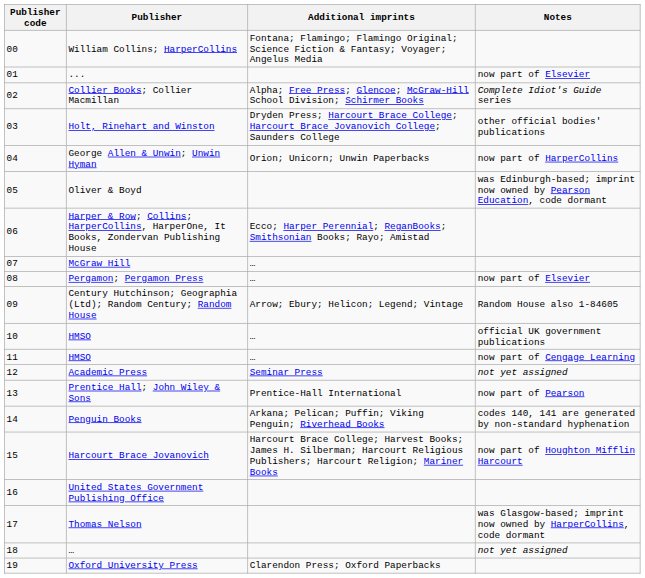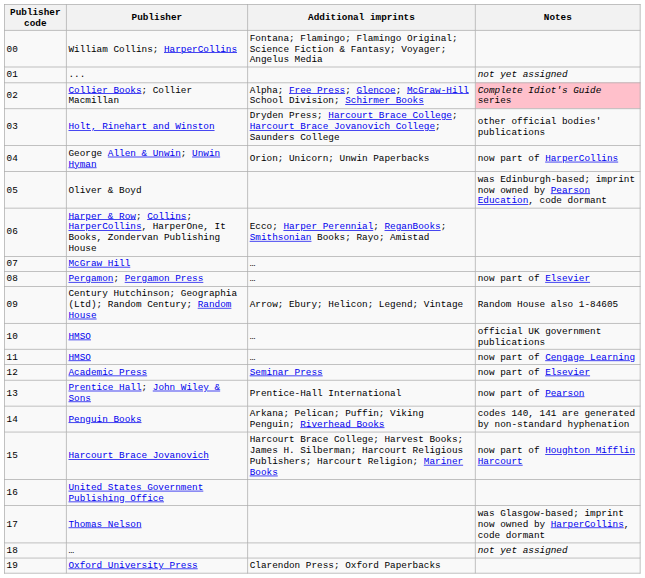(534, 75) now part of Elsevier -> (523, 75) not yet assigned
(540, 96) no background -> (540, 96) pink background
(523, 372) not yet assigned -> (534, 372) now part of Elsevier
